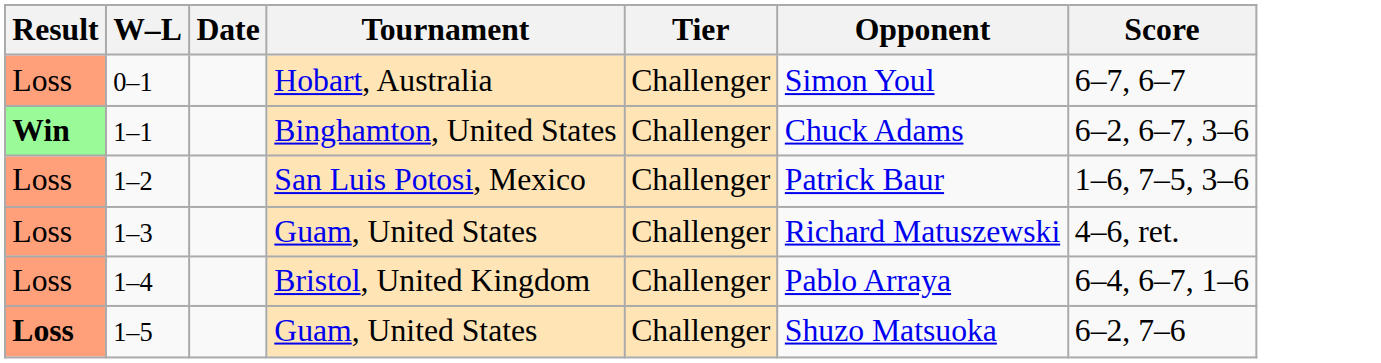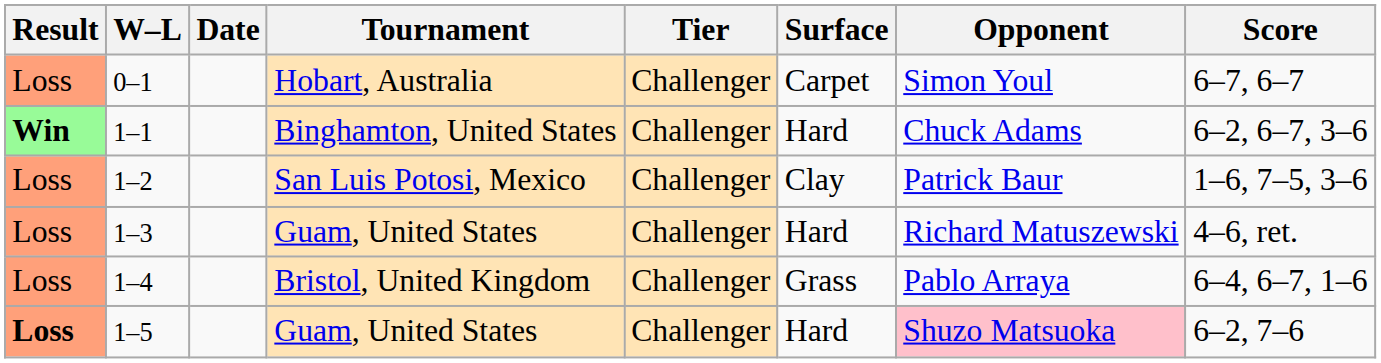+ column: (837, 29)
(891, 331) no background -> (1009, 331) pink background
